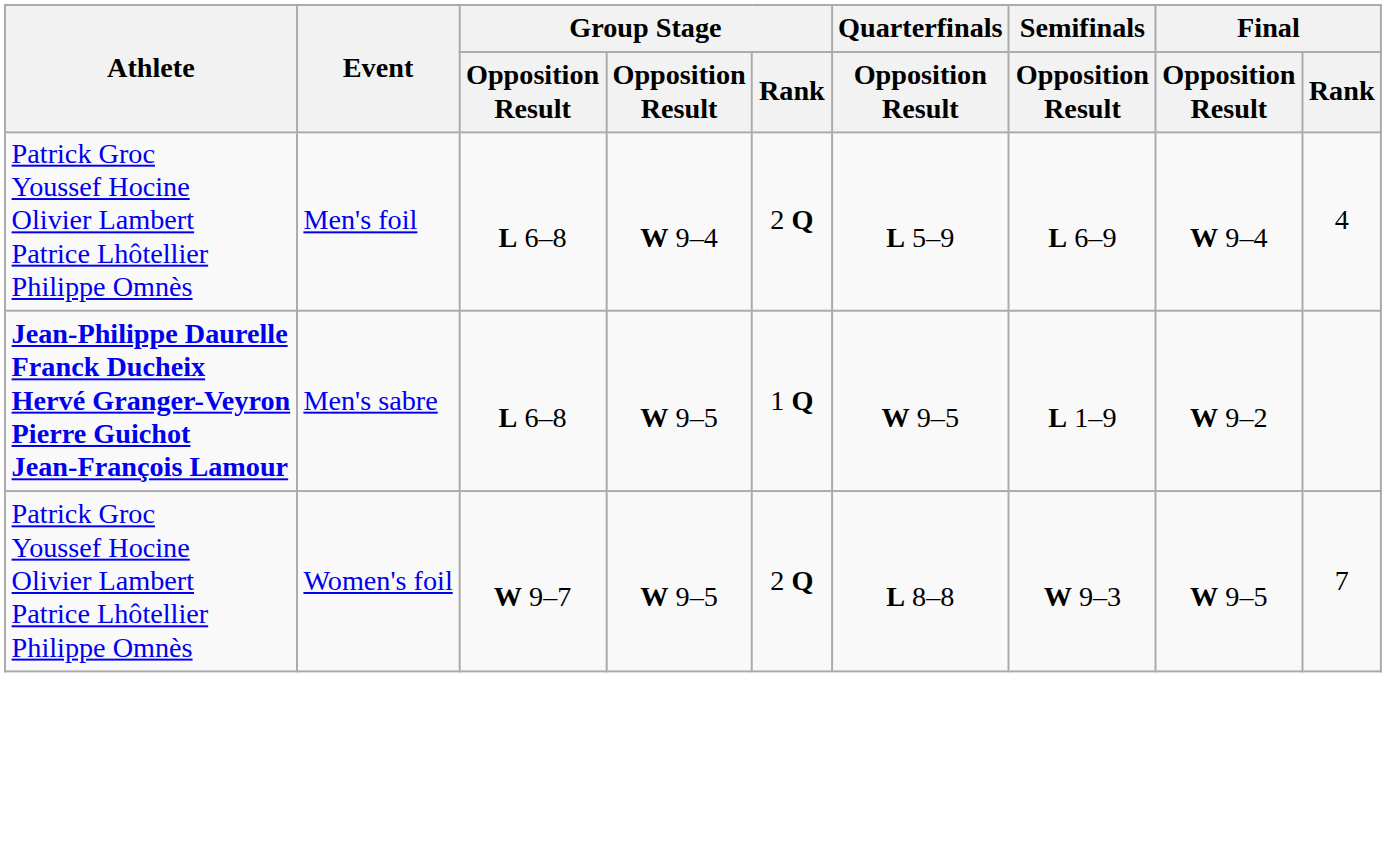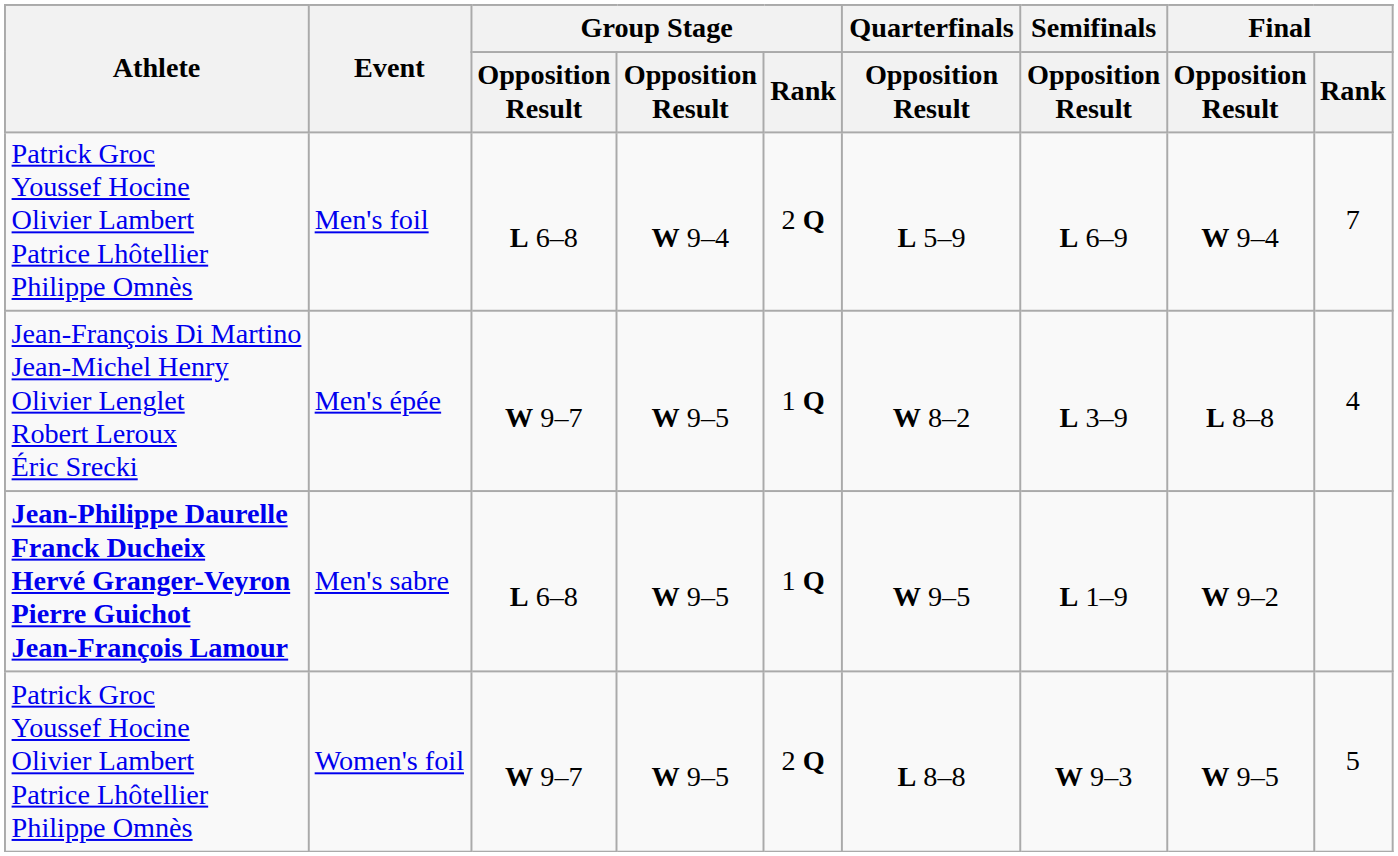(1342, 221) 4 -> (1353, 221) 7
+ row: (378, 401)
(1342, 580) 7 -> (1353, 760) 5
